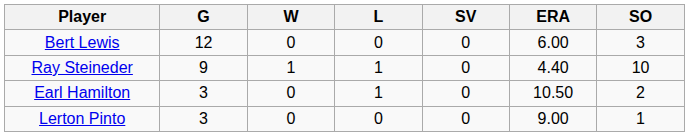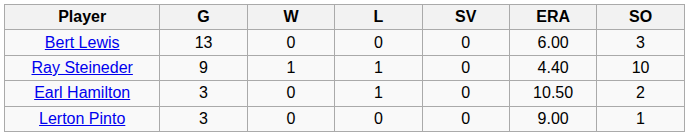(204, 42) 12 -> (204, 42) 13
